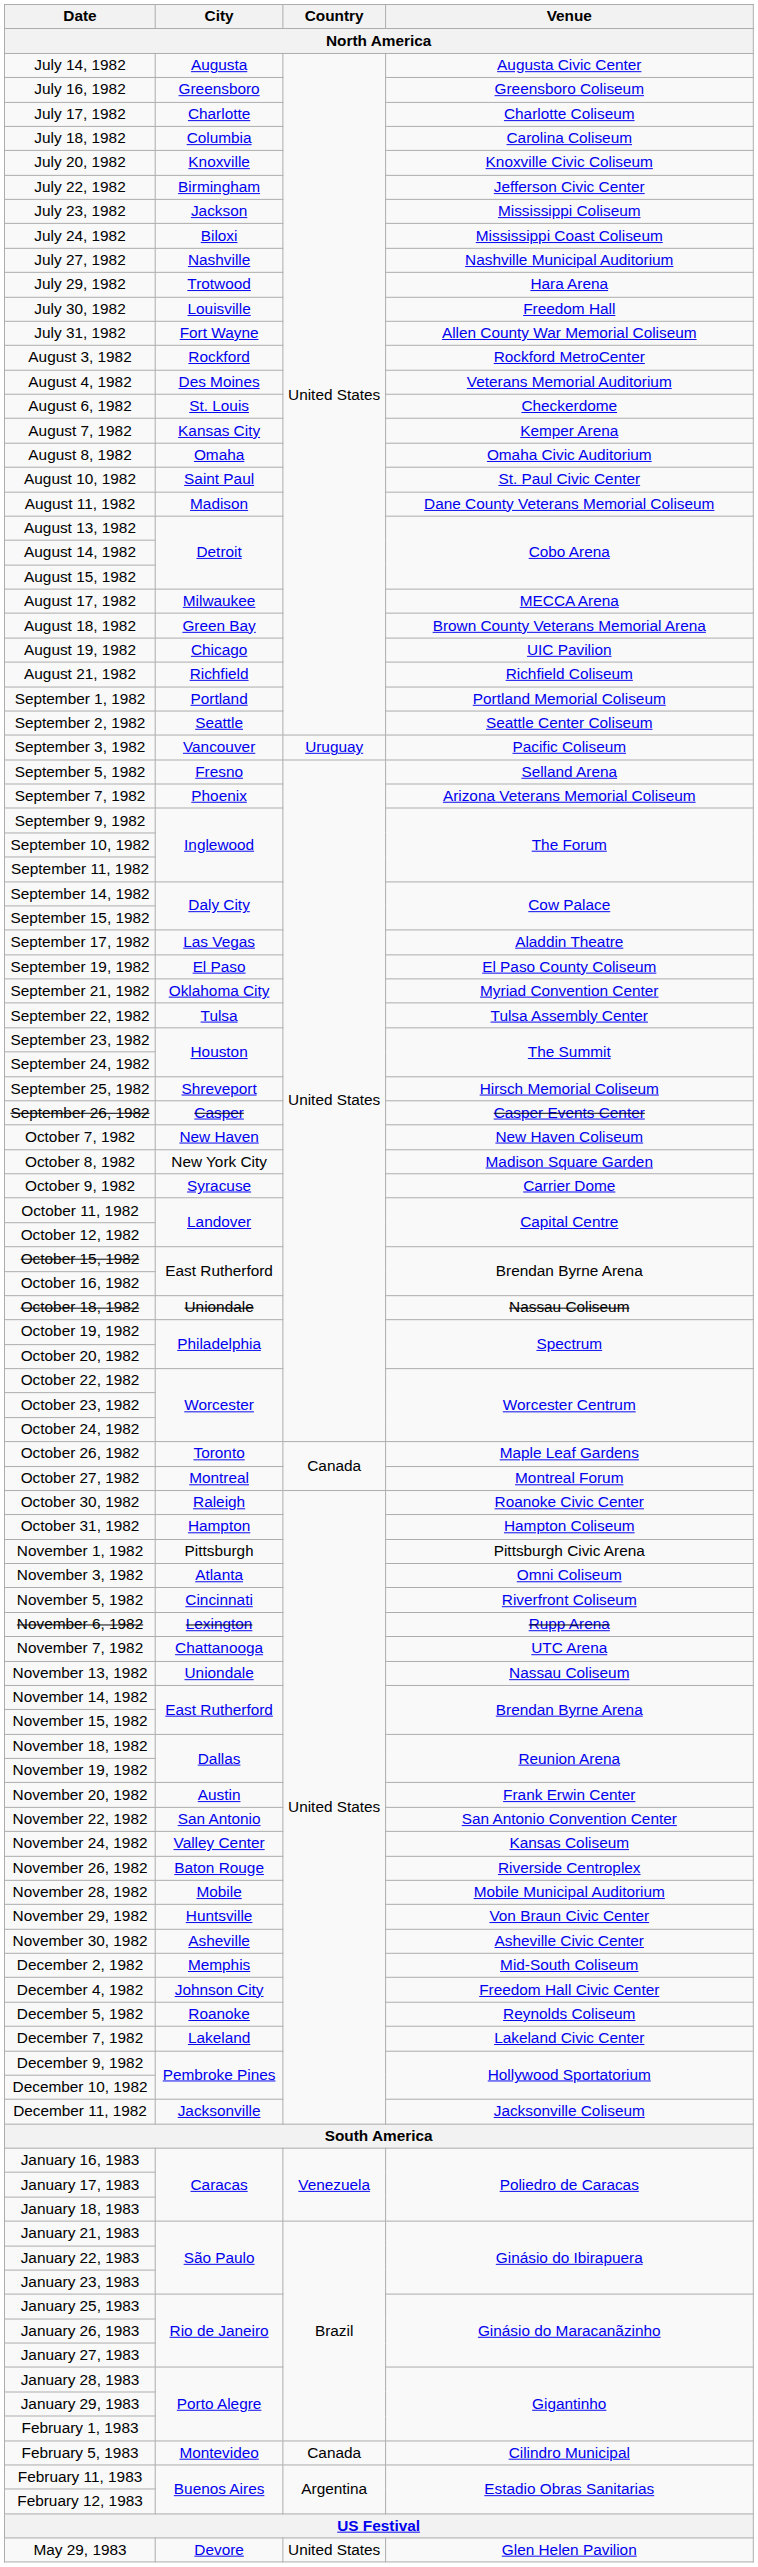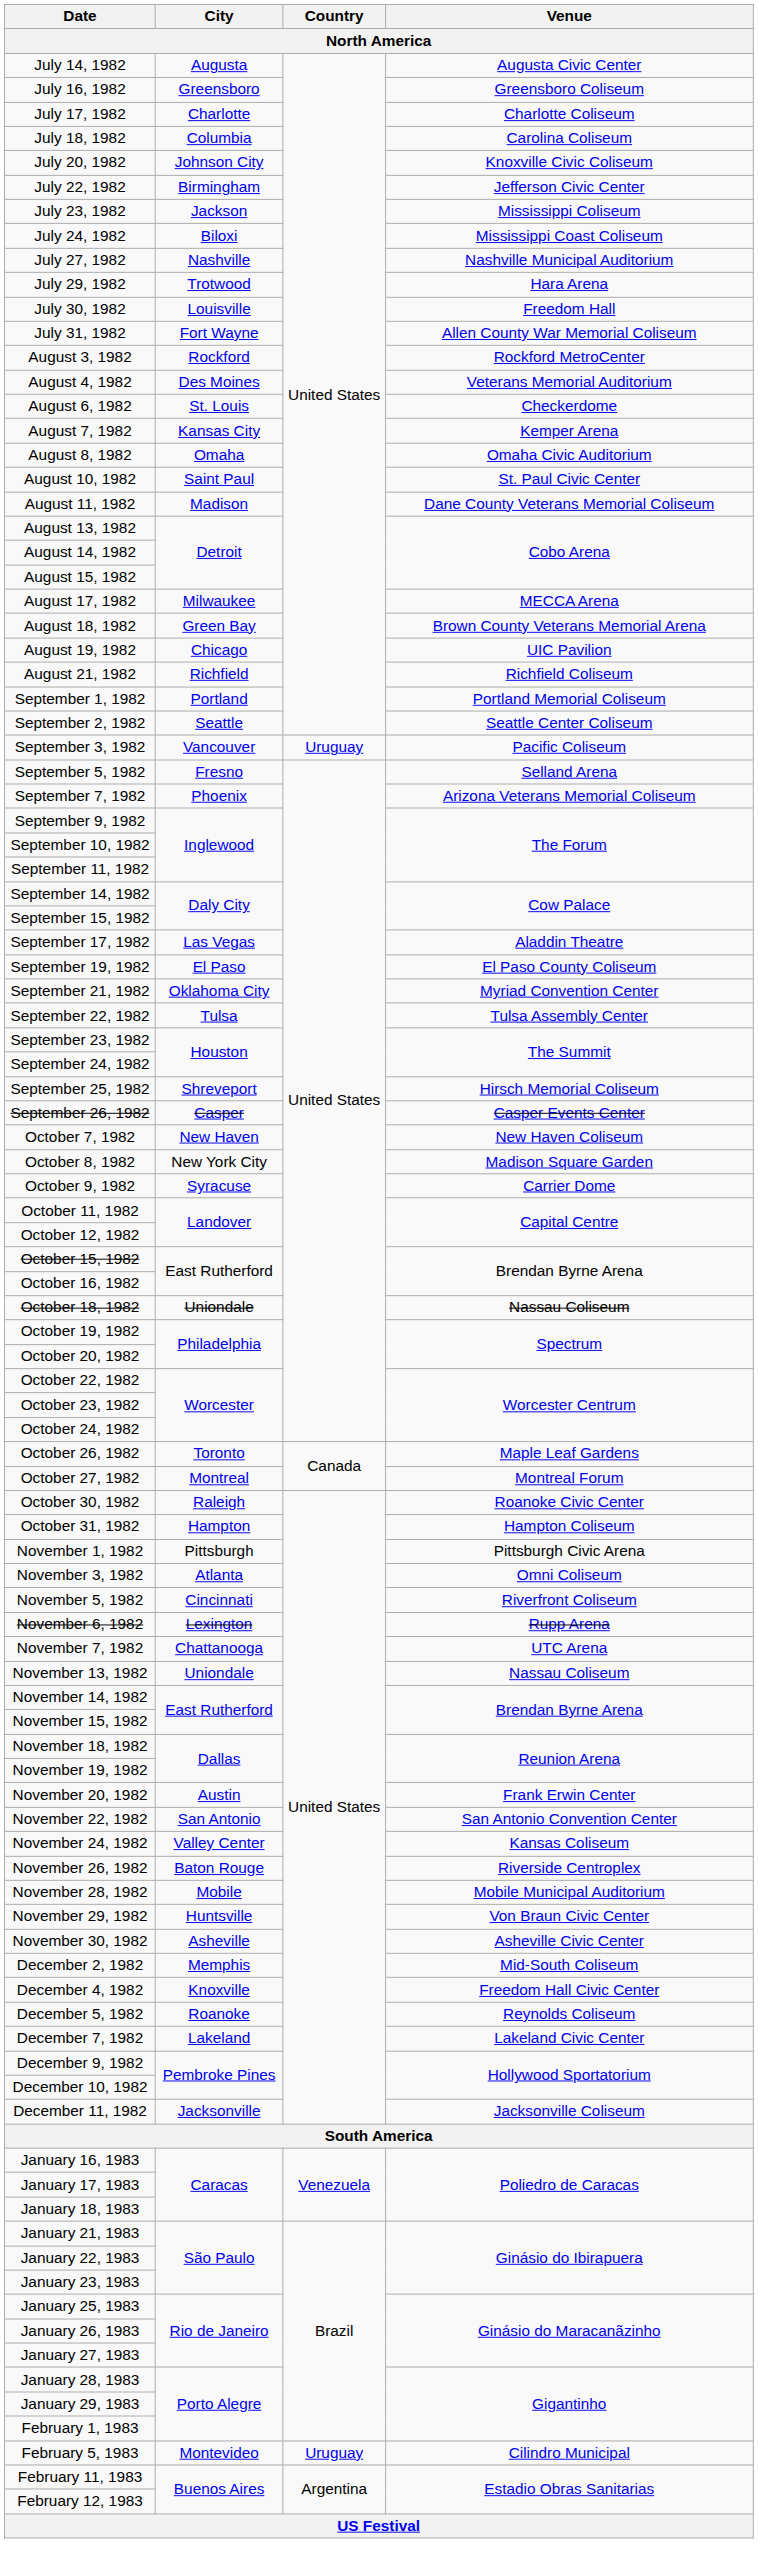(219, 162) Knoxville -> (219, 162) Johnson City
(219, 1989) Johnson City -> (219, 1989) Knoxville
(334, 2452) Canada -> (334, 2452) Uruguay
- row: (80, 2550)
